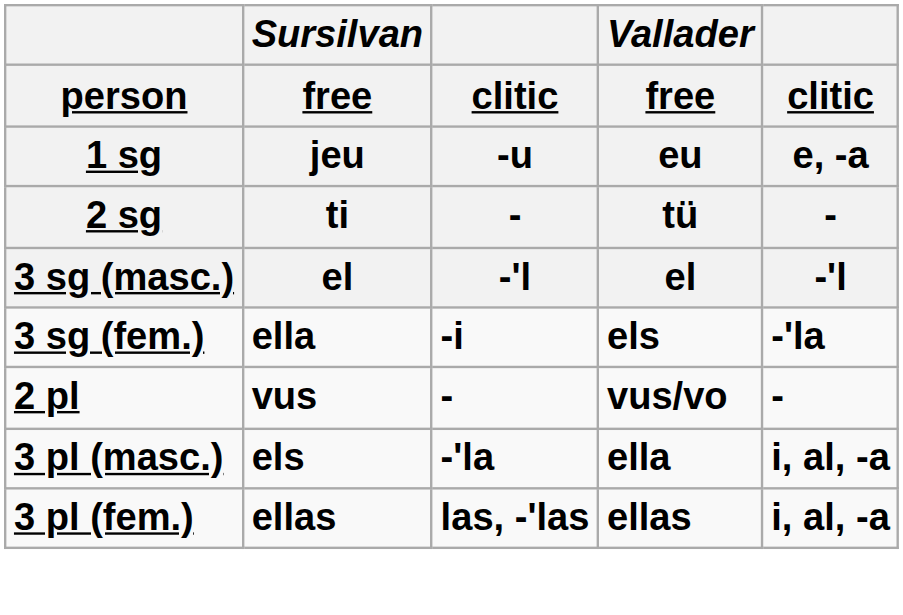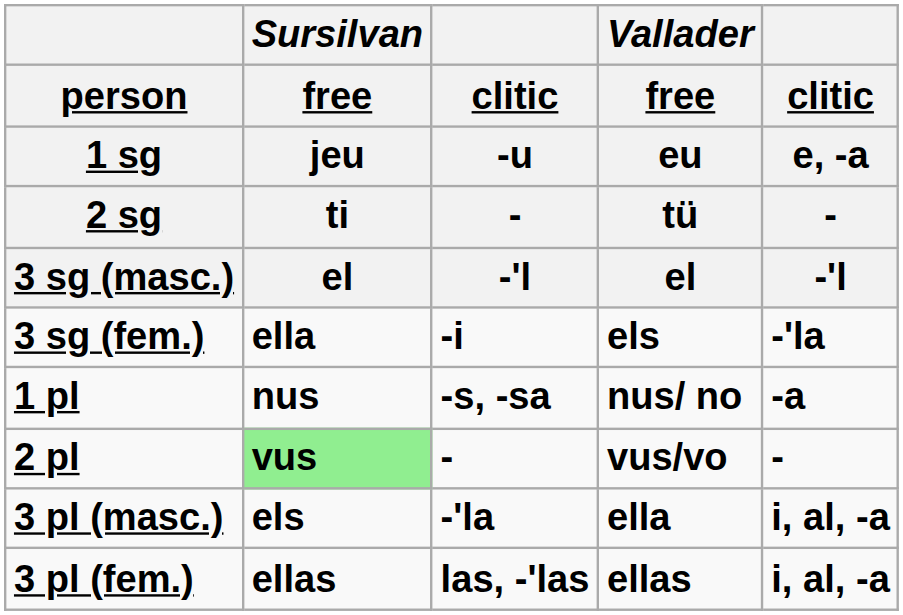+ row: (47, 397)
(284, 397) no background -> (284, 457) lightgreen background
